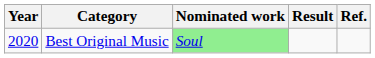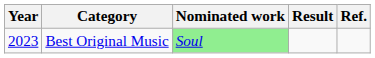(23, 40) 2020 -> (23, 40) 2023
